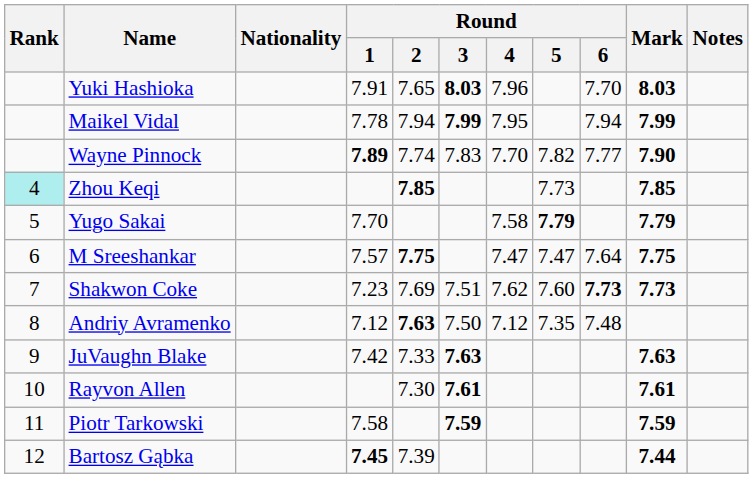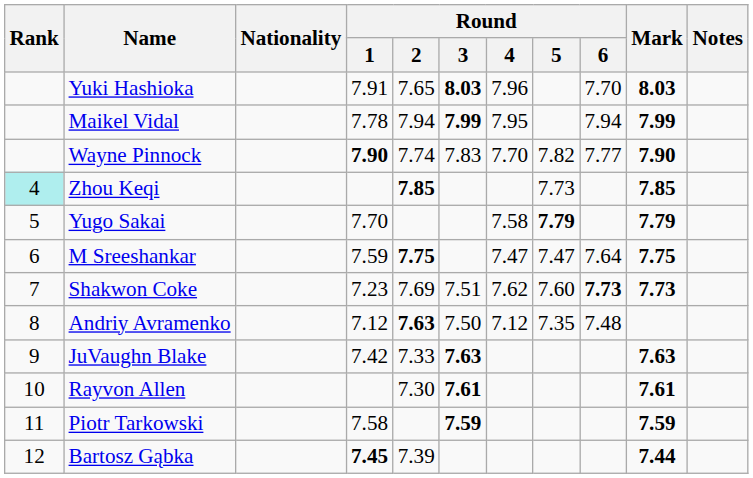(370, 155) 7.89 -> (370, 155) 7.90
(370, 255) 7.57 -> (370, 255) 7.59
